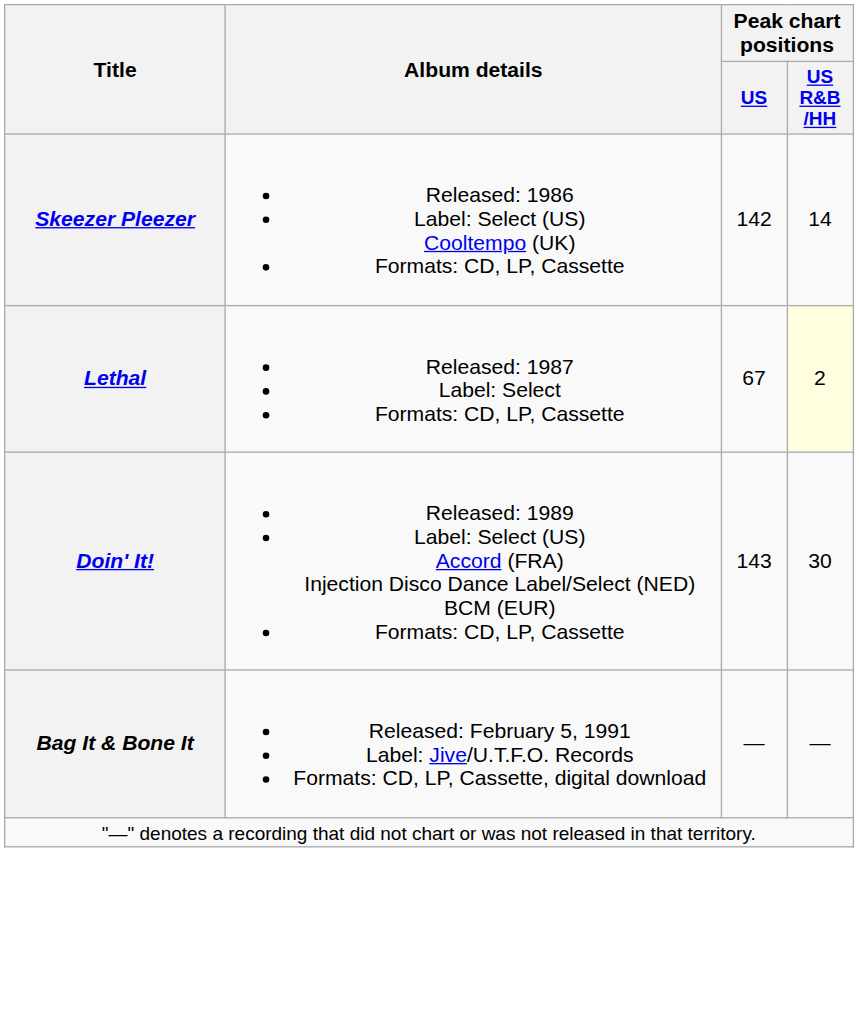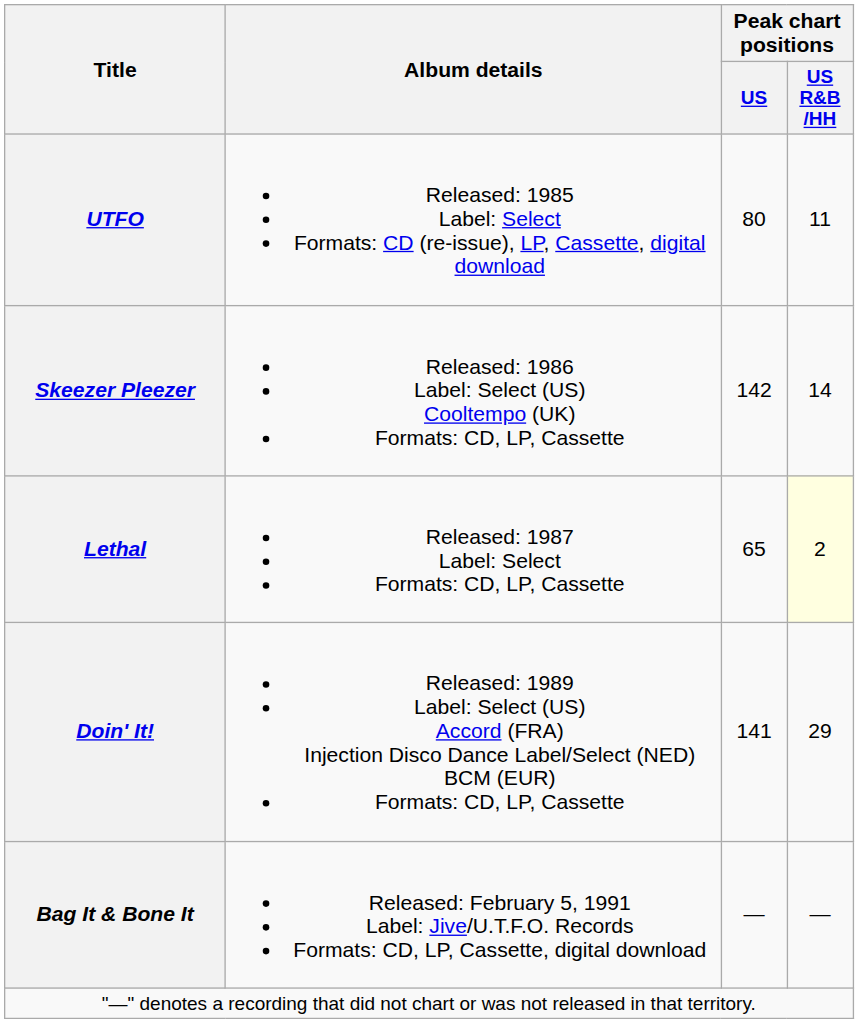+ row: (115, 219)
(754, 378) 67 -> (754, 549) 65
(754, 560) 143 -> (754, 731) 141
(820, 560) 30 -> (820, 731) 29
